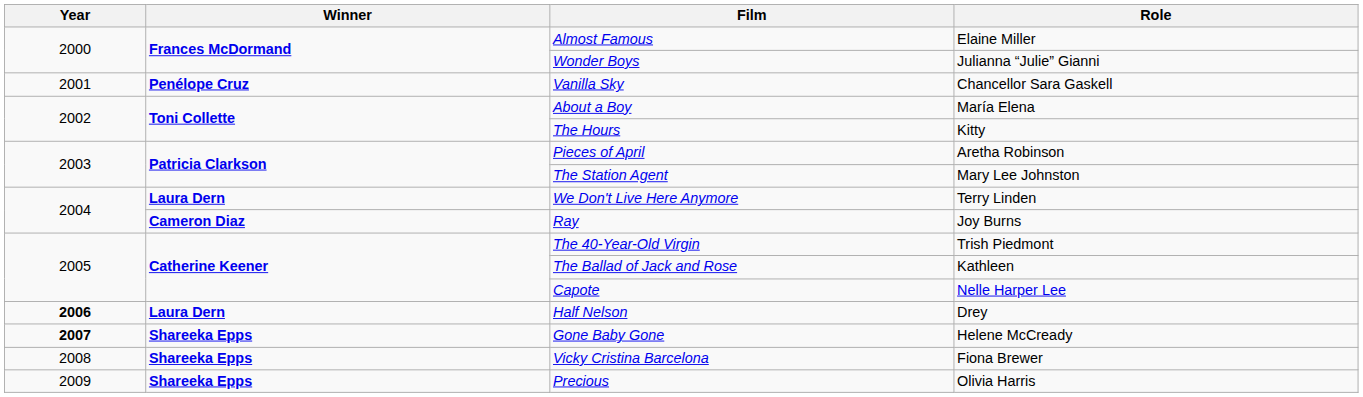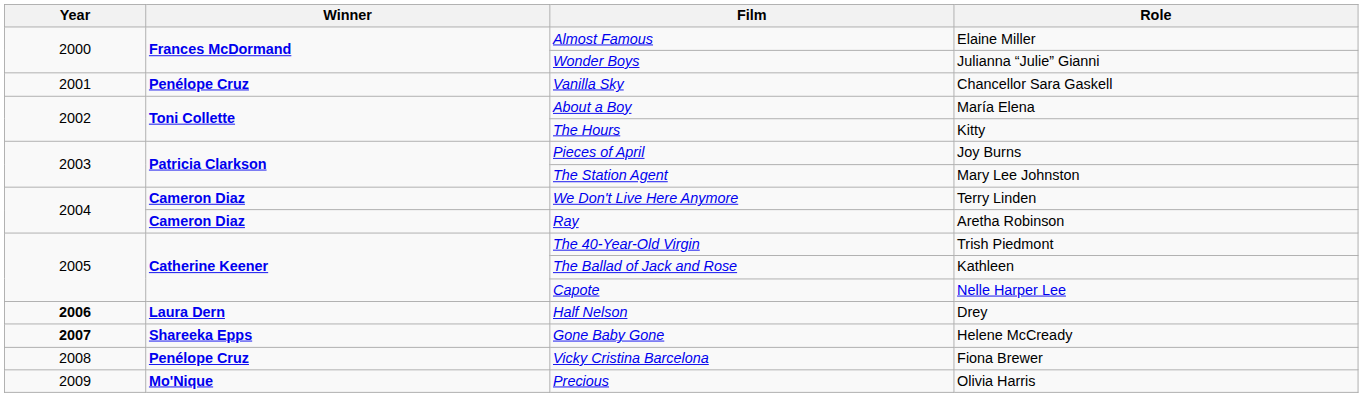(1011, 152) Aretha Robinson -> (989, 152) Joy Burns
(187, 198) Laura Dern -> (197, 198) Cameron Diaz
(989, 221) Joy Burns -> (1011, 221) Aretha Robinson
(201, 358) Shareeka Epps -> (199, 358) Penélope Cruz
(201, 381) Shareeka Epps -> (181, 381) Mo'Nique
